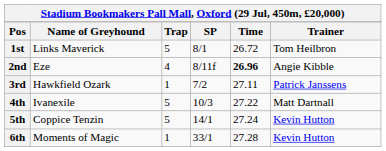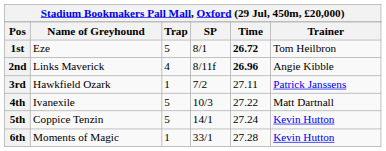(69, 48) Links Maverick -> (41, 48) Eze
(246, 48) normal -> (246, 48) bold
(41, 66) Eze -> (69, 66) Links Maverick
